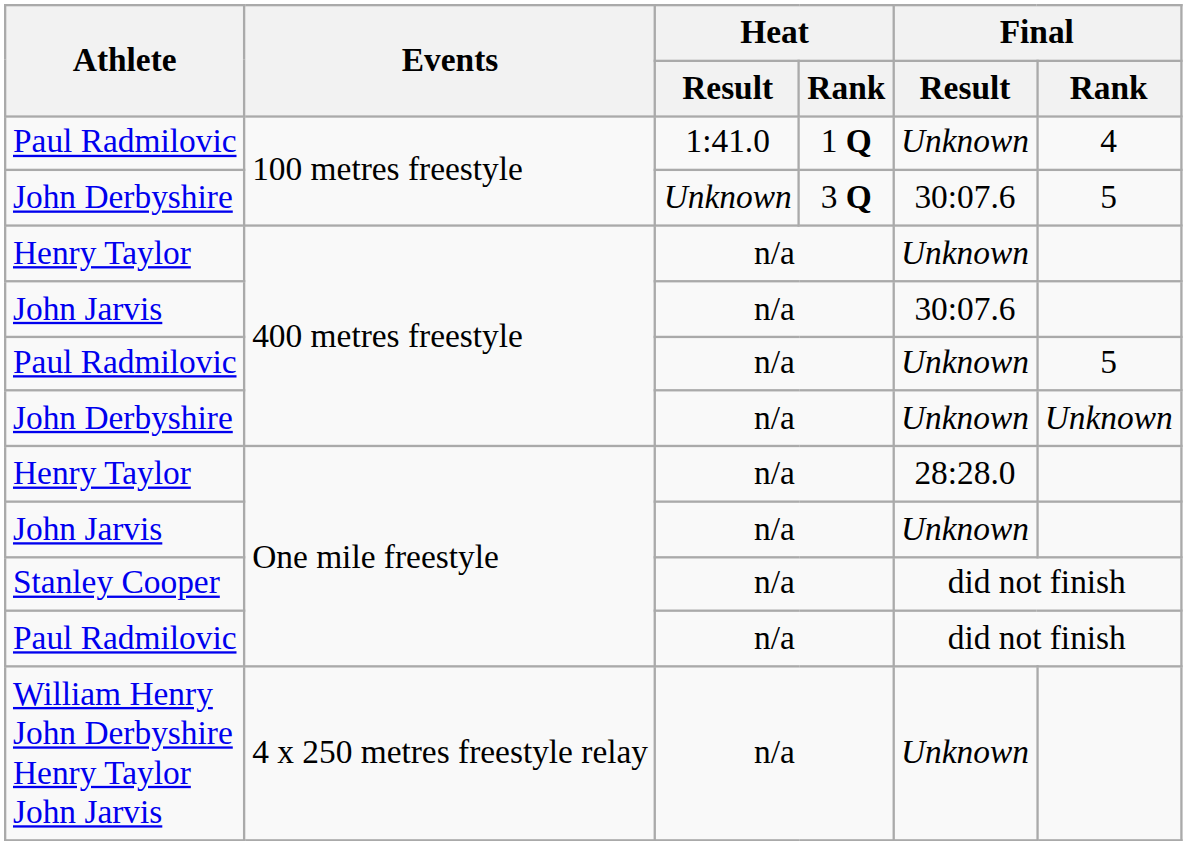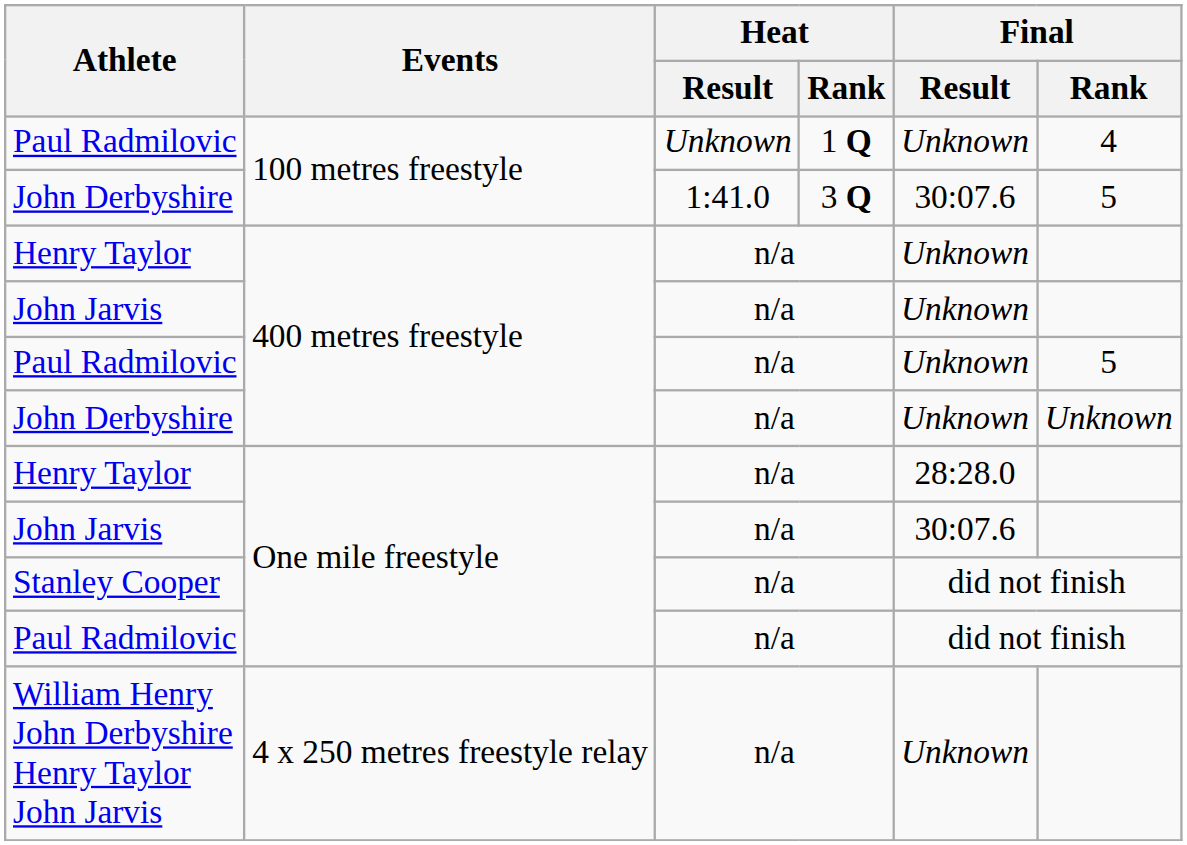(728, 142) 1:41.0 -> (728, 142) Unknown
(728, 197) Unknown -> (728, 197) 1:41.0
(965, 307) 30:07.6 -> (965, 307) Unknown
(965, 528) Unknown -> (965, 528) 30:07.6
